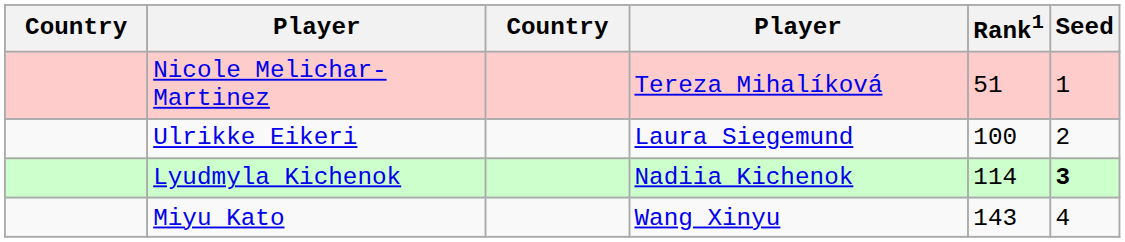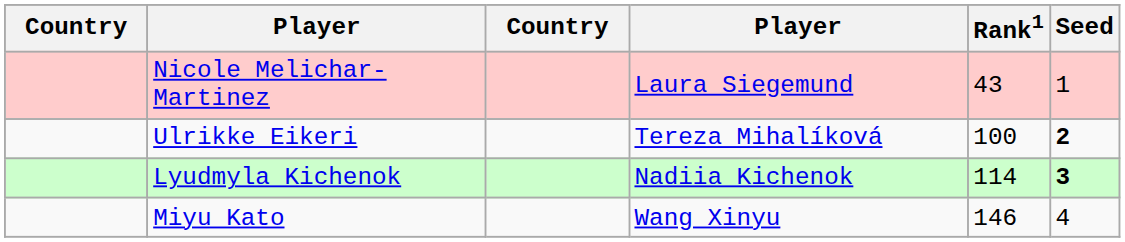(758, 85) Tereza Mihalíková -> (744, 85) Laura Siegemund
(988, 85) 51 -> (988, 85) 43
(744, 138) Laura Siegemund -> (758, 138) Tereza Mihalíková
(1063, 138) normal -> (1063, 138) bold
(995, 218) 143 -> (995, 218) 146
